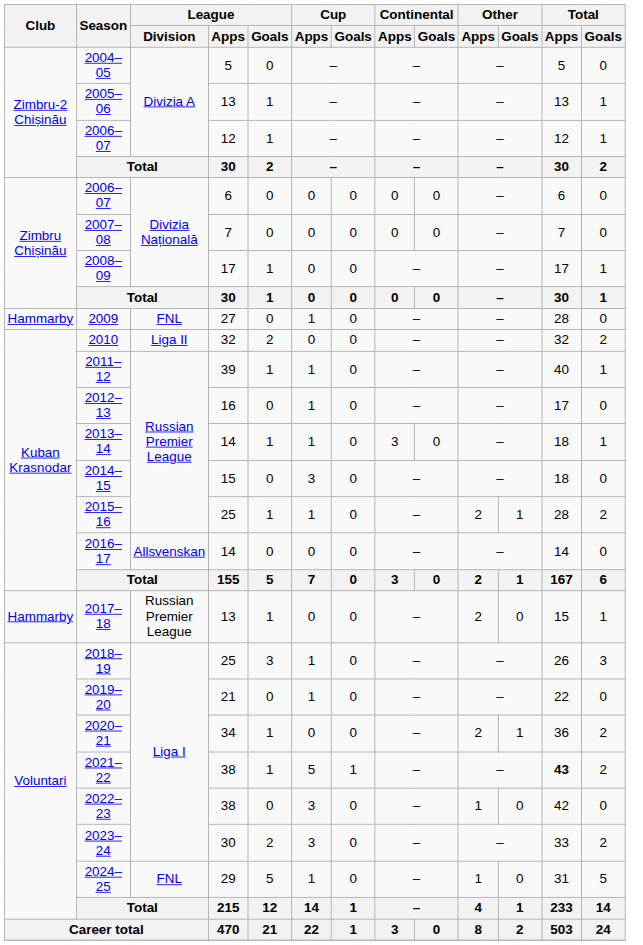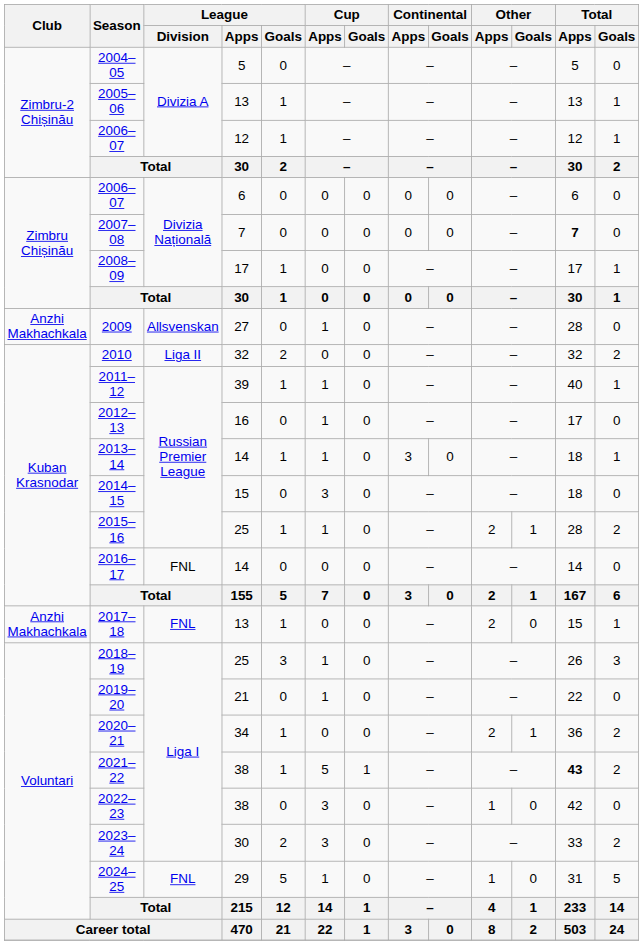(562, 232) normal -> (575, 232) bold
(40, 319) Hammarby -> (47, 326) Anzhi Makhachkala
(169, 319) FNL -> (183, 326) Allsvenskan
(169, 551) Allsvenskan -> (183, 566) FNL
(40, 616) Hammarby -> (47, 624) Anzhi Makhachkala
(169, 616) Russian Premier League -> (183, 624) FNL
